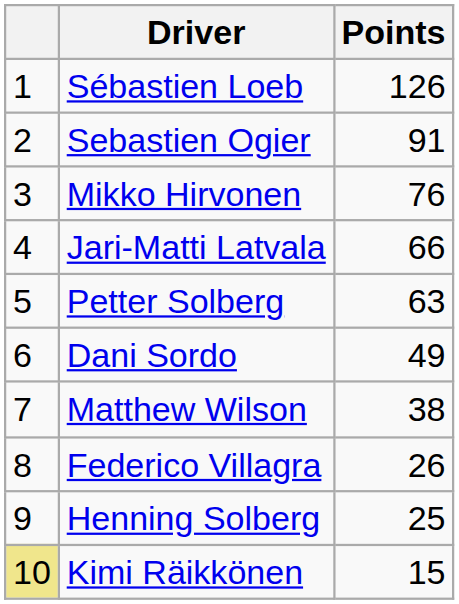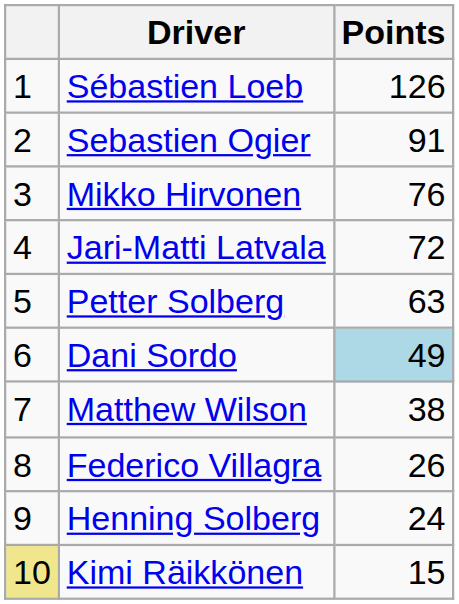(427, 248) 66 -> (427, 248) 72
(427, 356) no background -> (427, 356) lightblue background
(427, 517) 25 -> (427, 517) 24
